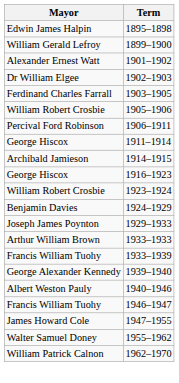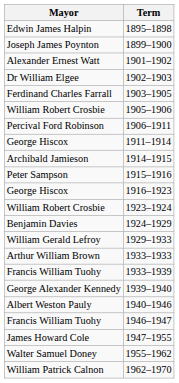(54, 45) William Gerald Lefroy -> (53, 45) Joseph James Poynton
+ row: (149, 175)
(53, 223) Joseph James Poynton -> (54, 239) William Gerald Lefroy
